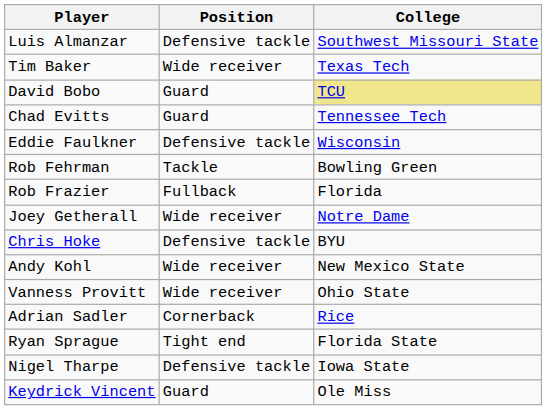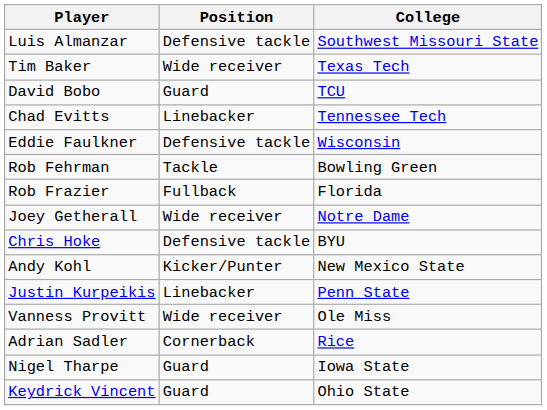(331, 92) khaki background -> (331, 92) no background
(186, 117) Guard -> (209, 117) Linebacker
(223, 267) Wide receiver -> (223, 267) Kicker/Punter
+ row: (82, 292)
(363, 292) Ohio State -> (354, 317) Ole Miss
- row: (63, 342)
(236, 367) Defensive tackle -> (186, 367) Guard
(354, 392) Ole Miss -> (363, 392) Ohio State
